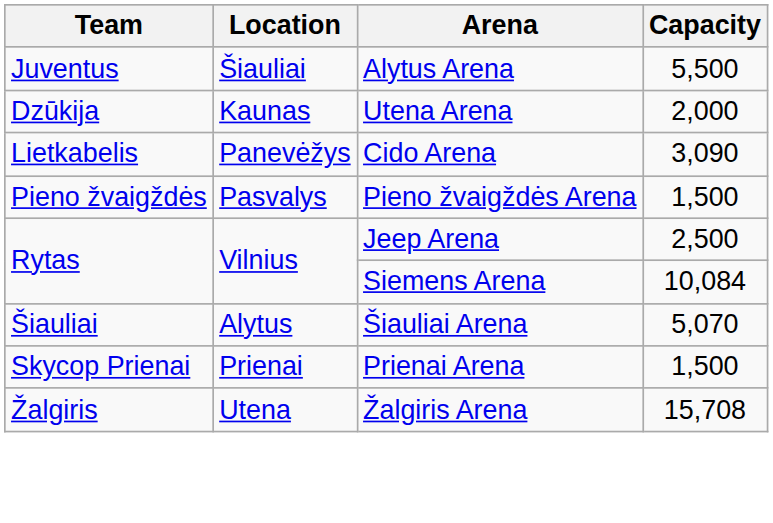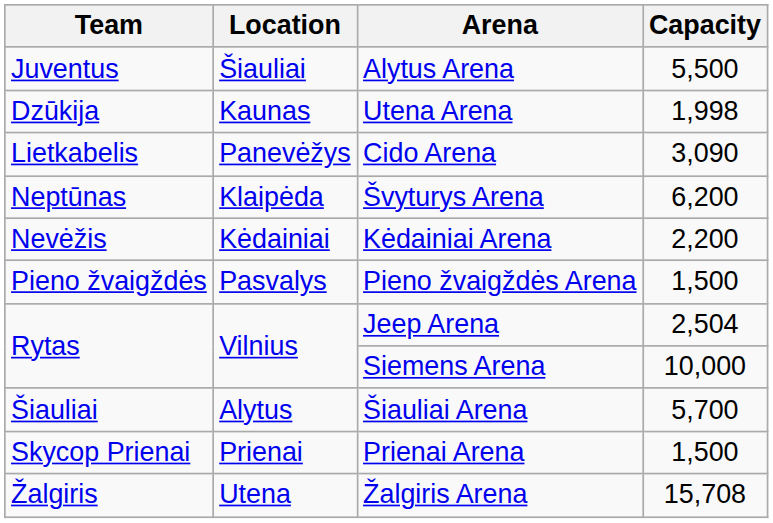(705, 111) 2,000 -> (705, 111) 1,998
+ row: (453, 196)
+ row: (457, 238)
(705, 238) 2,500 -> (705, 324) 2,504
(705, 281) 10,084 -> (705, 366) 10,000
(705, 324) 5,070 -> (705, 409) 5,700
